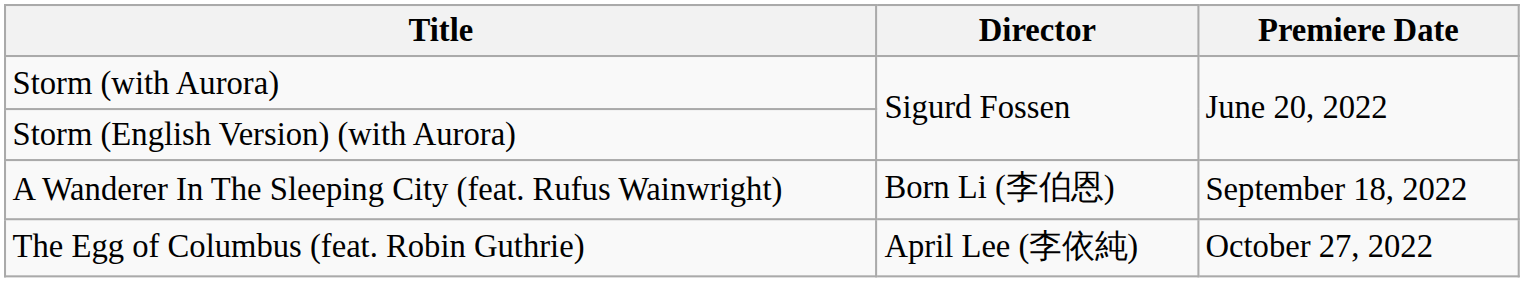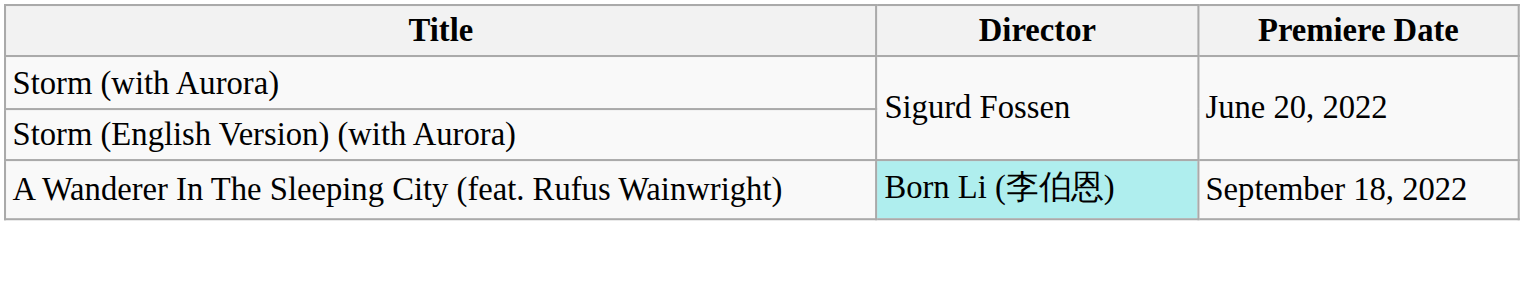(1000, 187) no background -> (1000, 187) paleturquoise background
- row: (299, 246)
